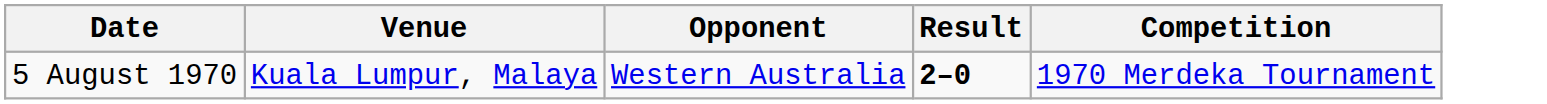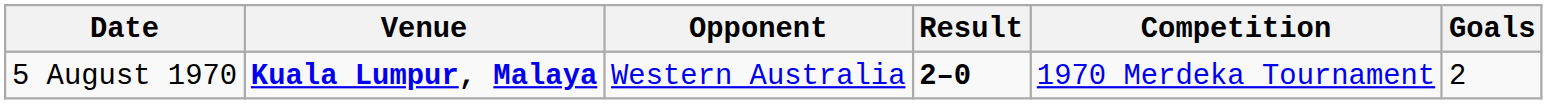+ column: (1492, 29)
(424, 76) normal -> (424, 76) bold
